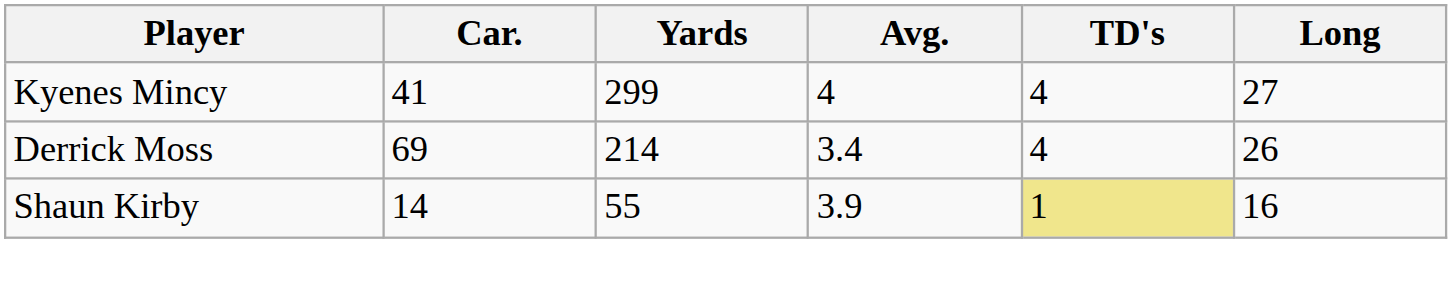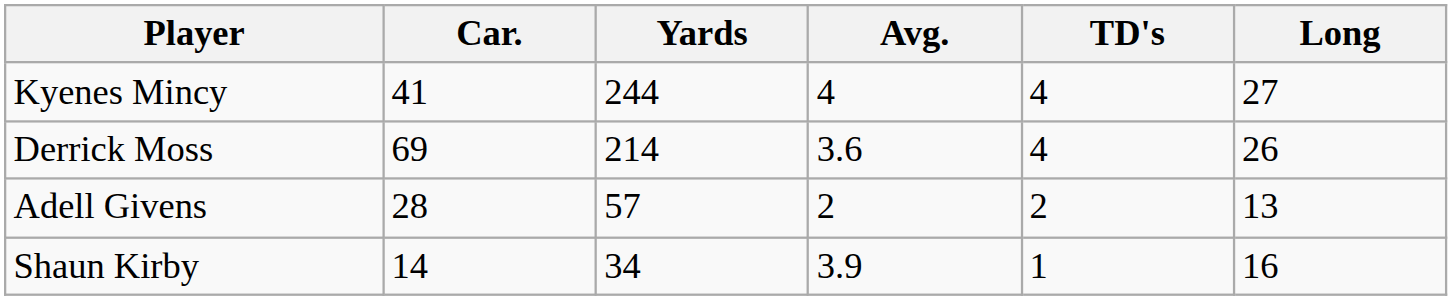(632, 91) 299 -> (632, 91) 244
(840, 149) 3.4 -> (840, 149) 3.6
+ row: (110, 206)
(622, 206) 55 -> (622, 264) 34
(1039, 206) khaki background -> (1039, 264) no background
